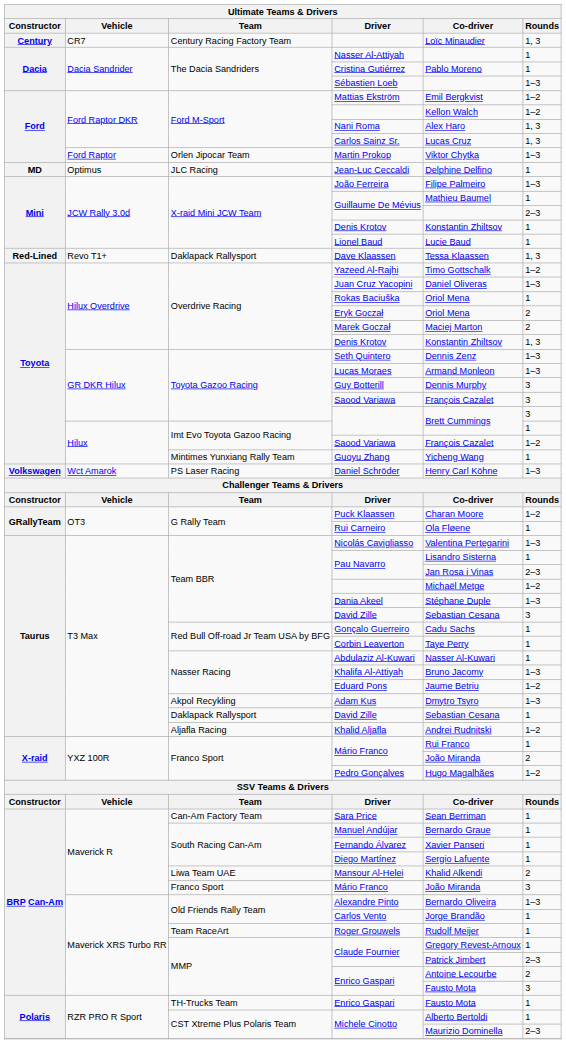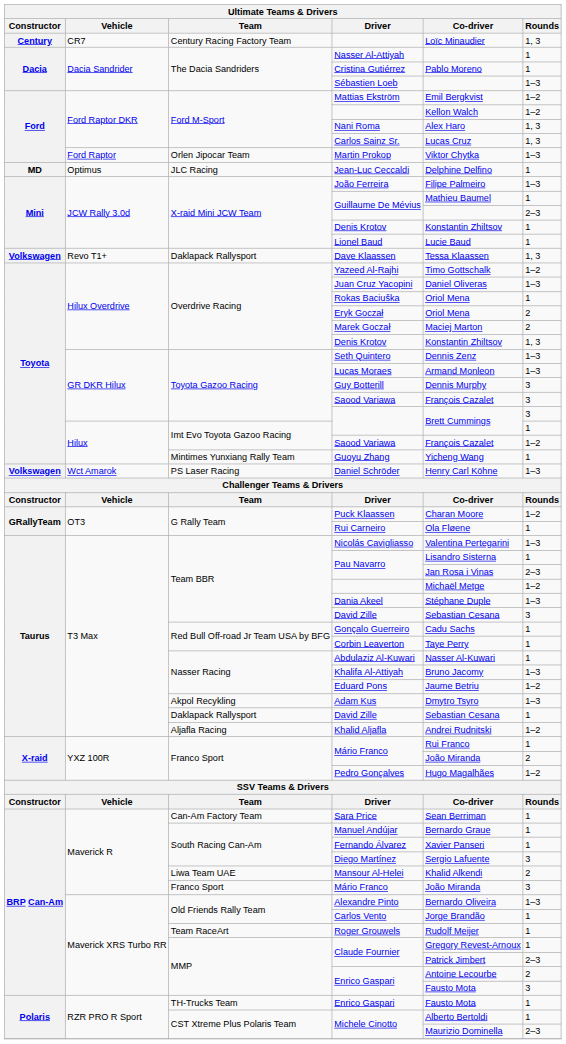(35, 255) Red-Lined -> (35, 255) Volkswagen
(528, 859) 1 -> (528, 859) 3
